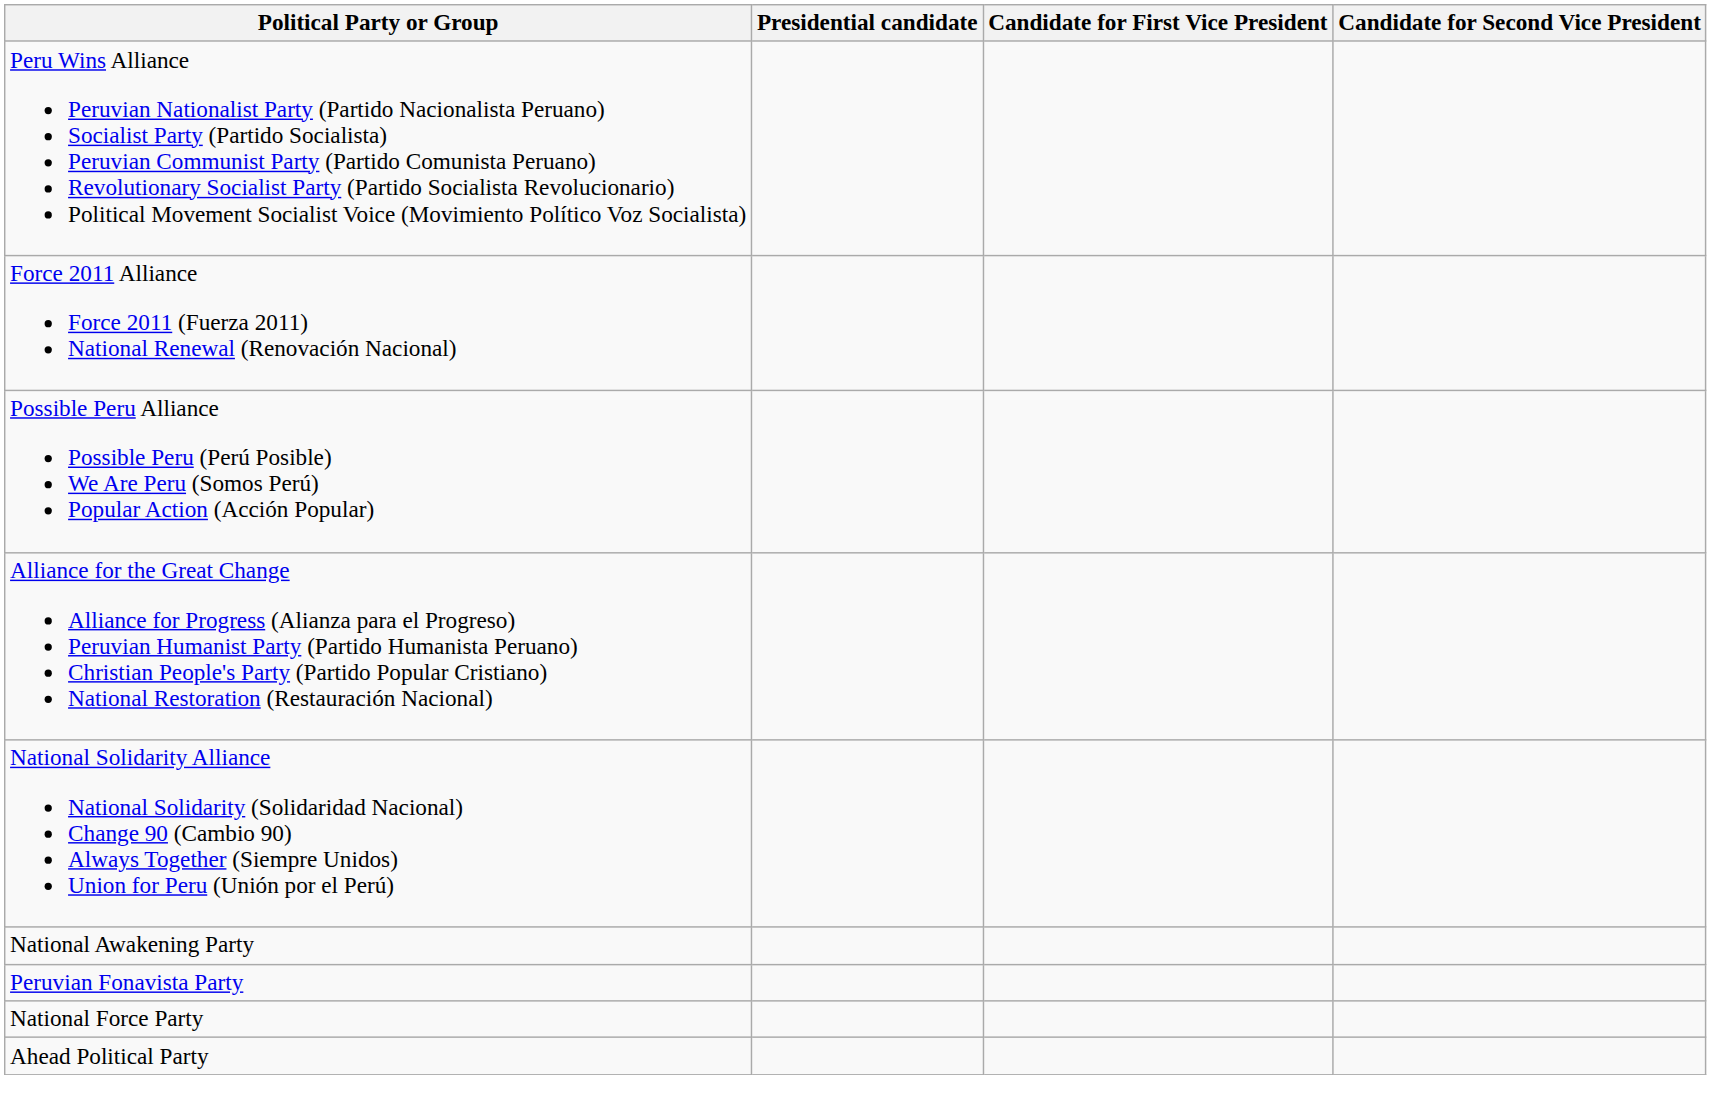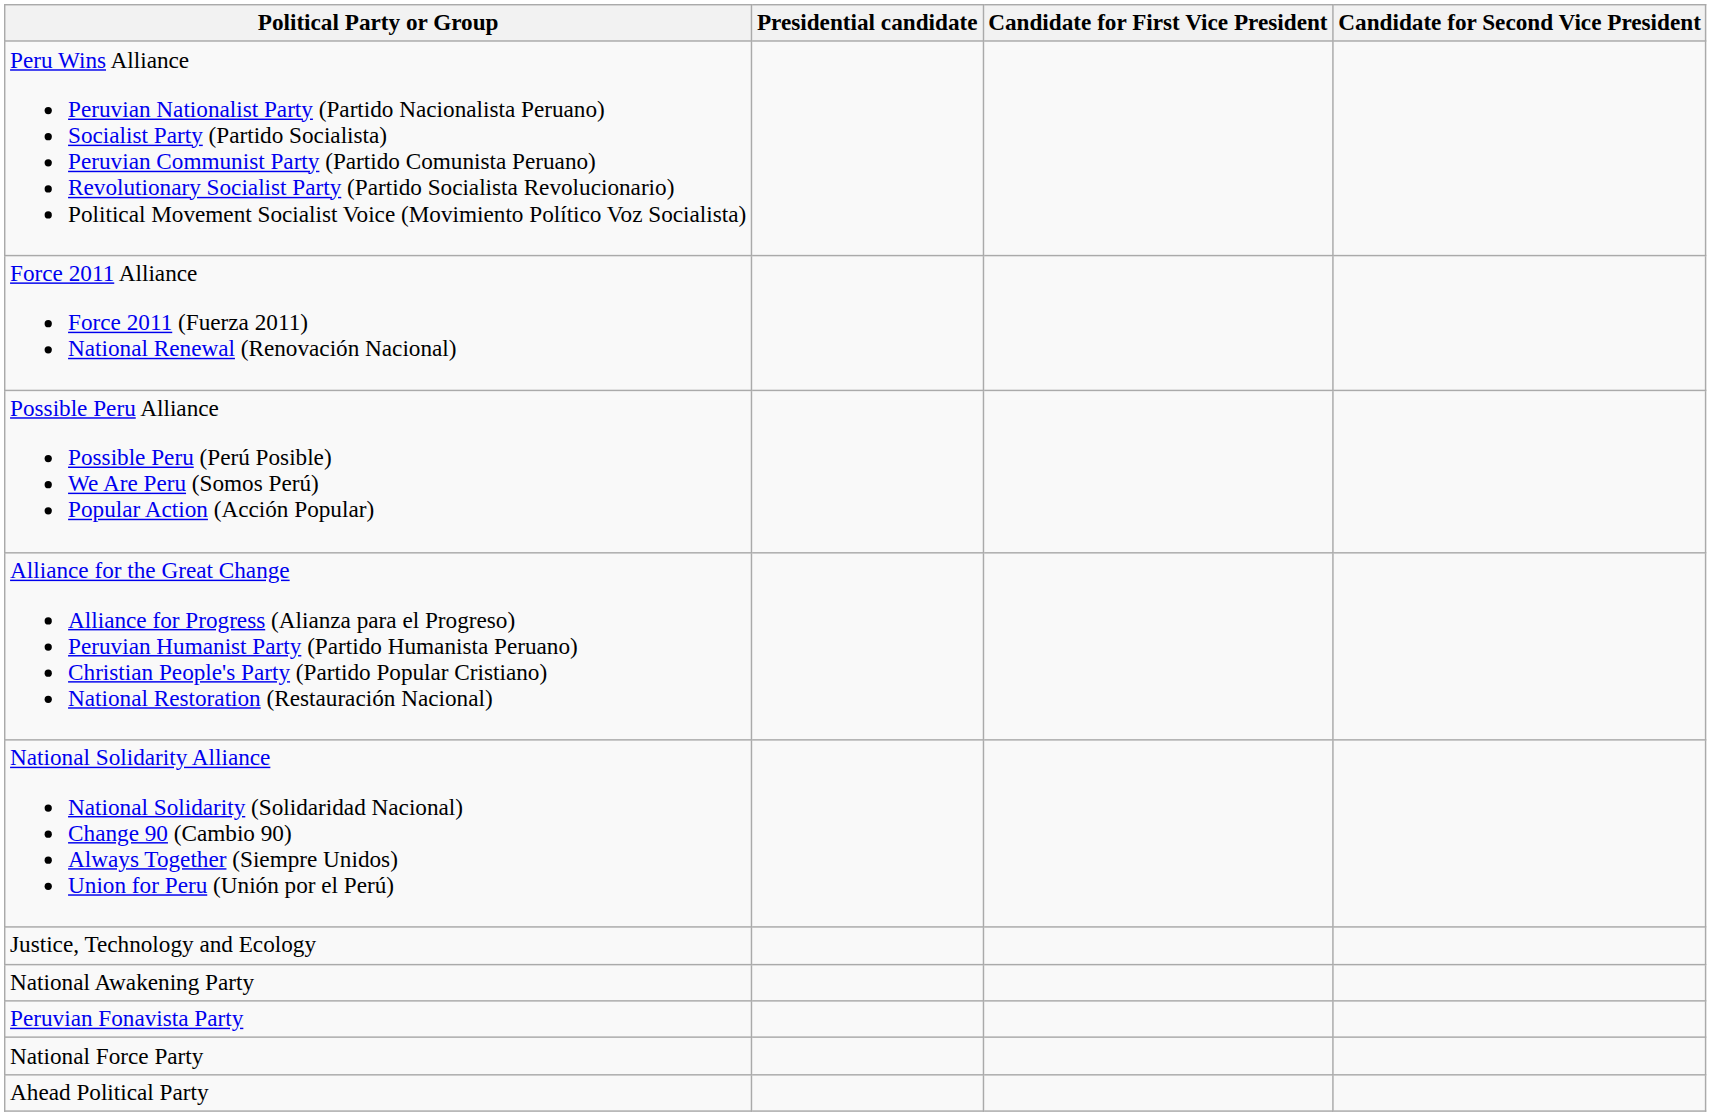+ row: (163, 945)
